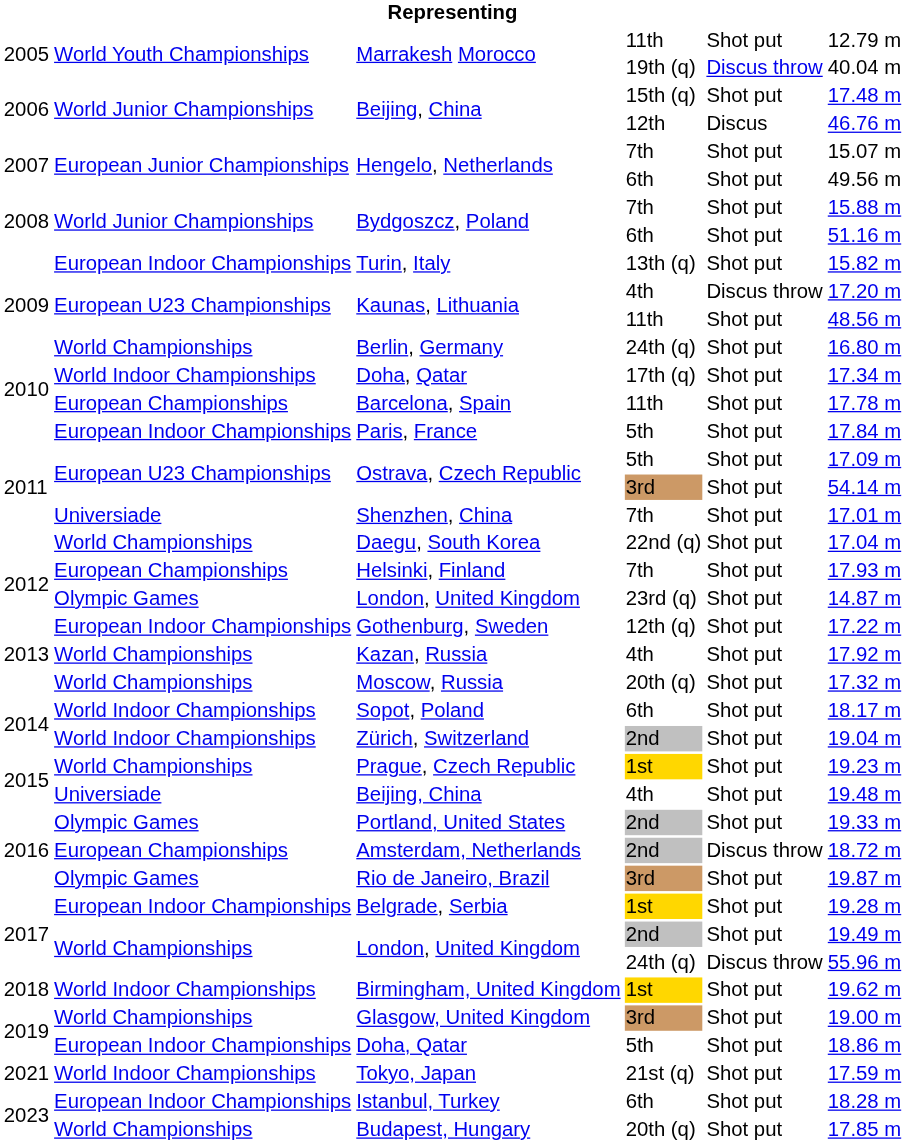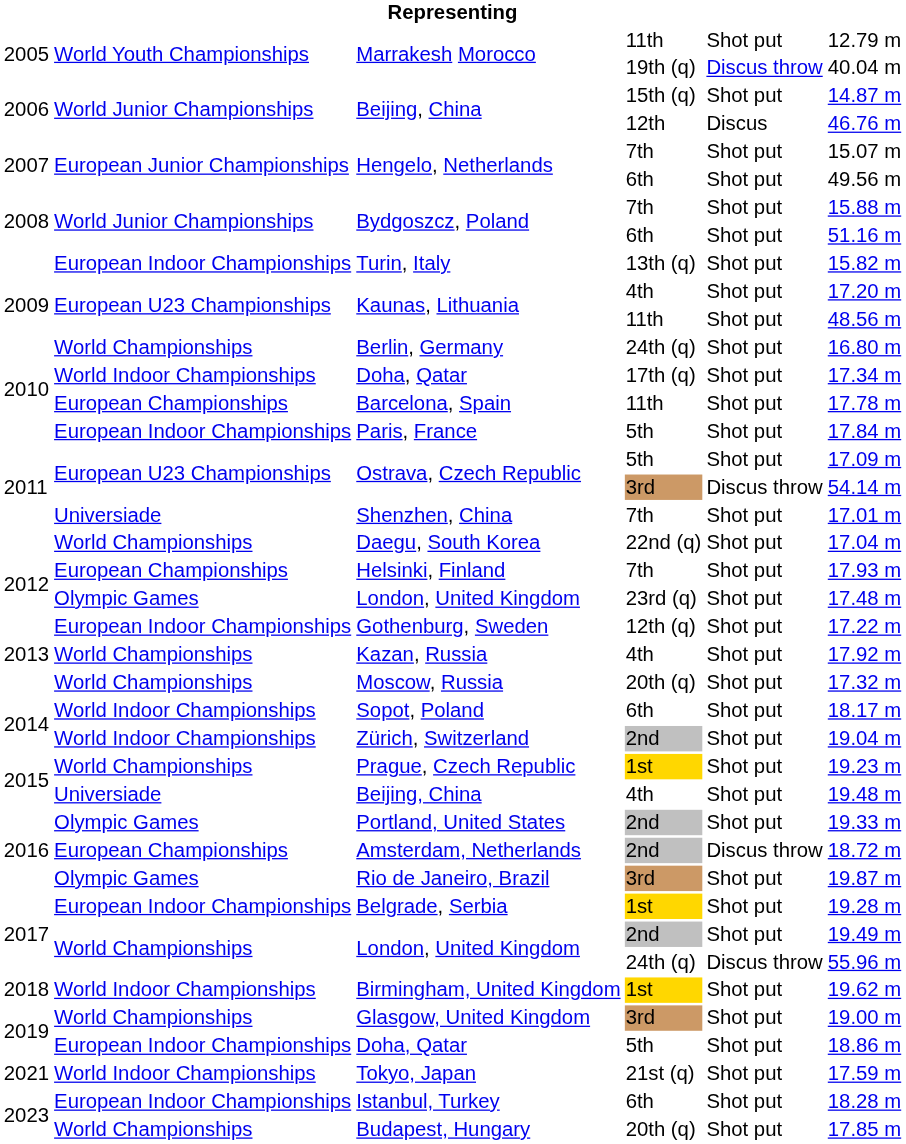(864, 95) 17.48 m -> (864, 95) 14.87 m
(765, 291) Discus throw -> (744, 291) Shot put
(744, 487) Shot put -> (765, 487) Discus throw
(864, 598) 14.87 m -> (864, 598) 17.48 m
